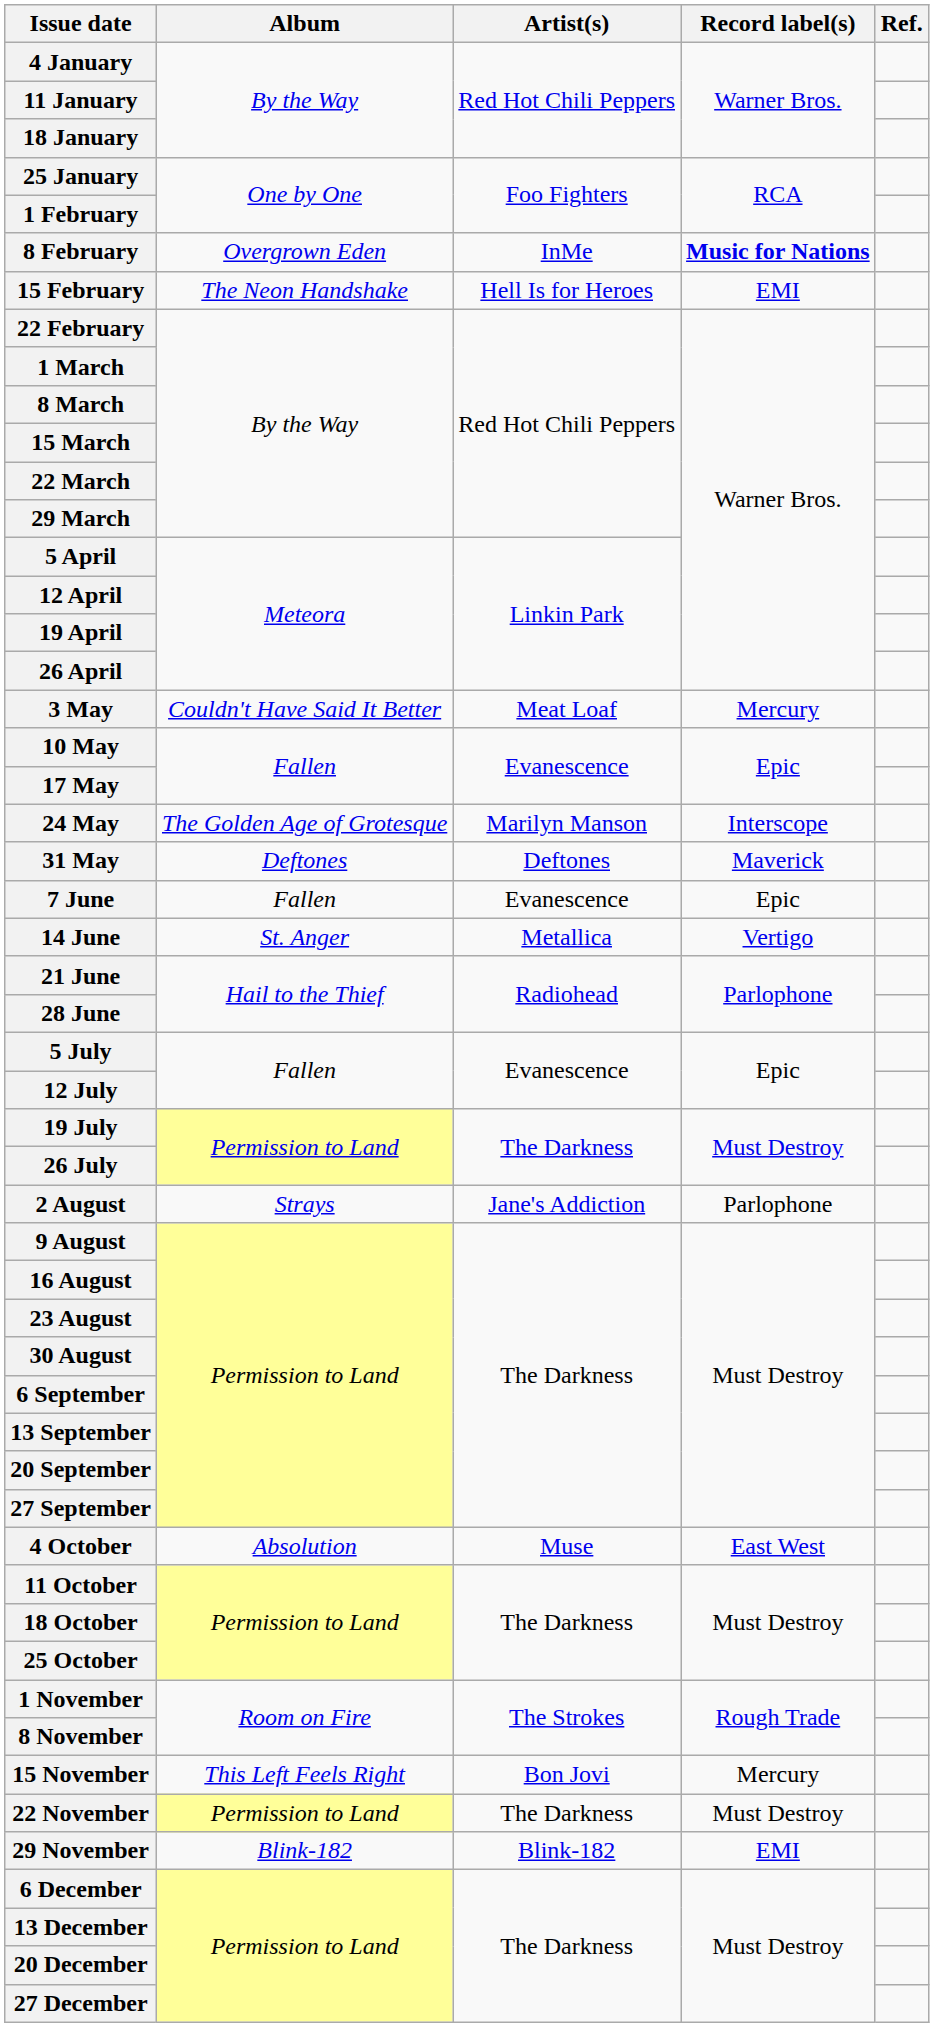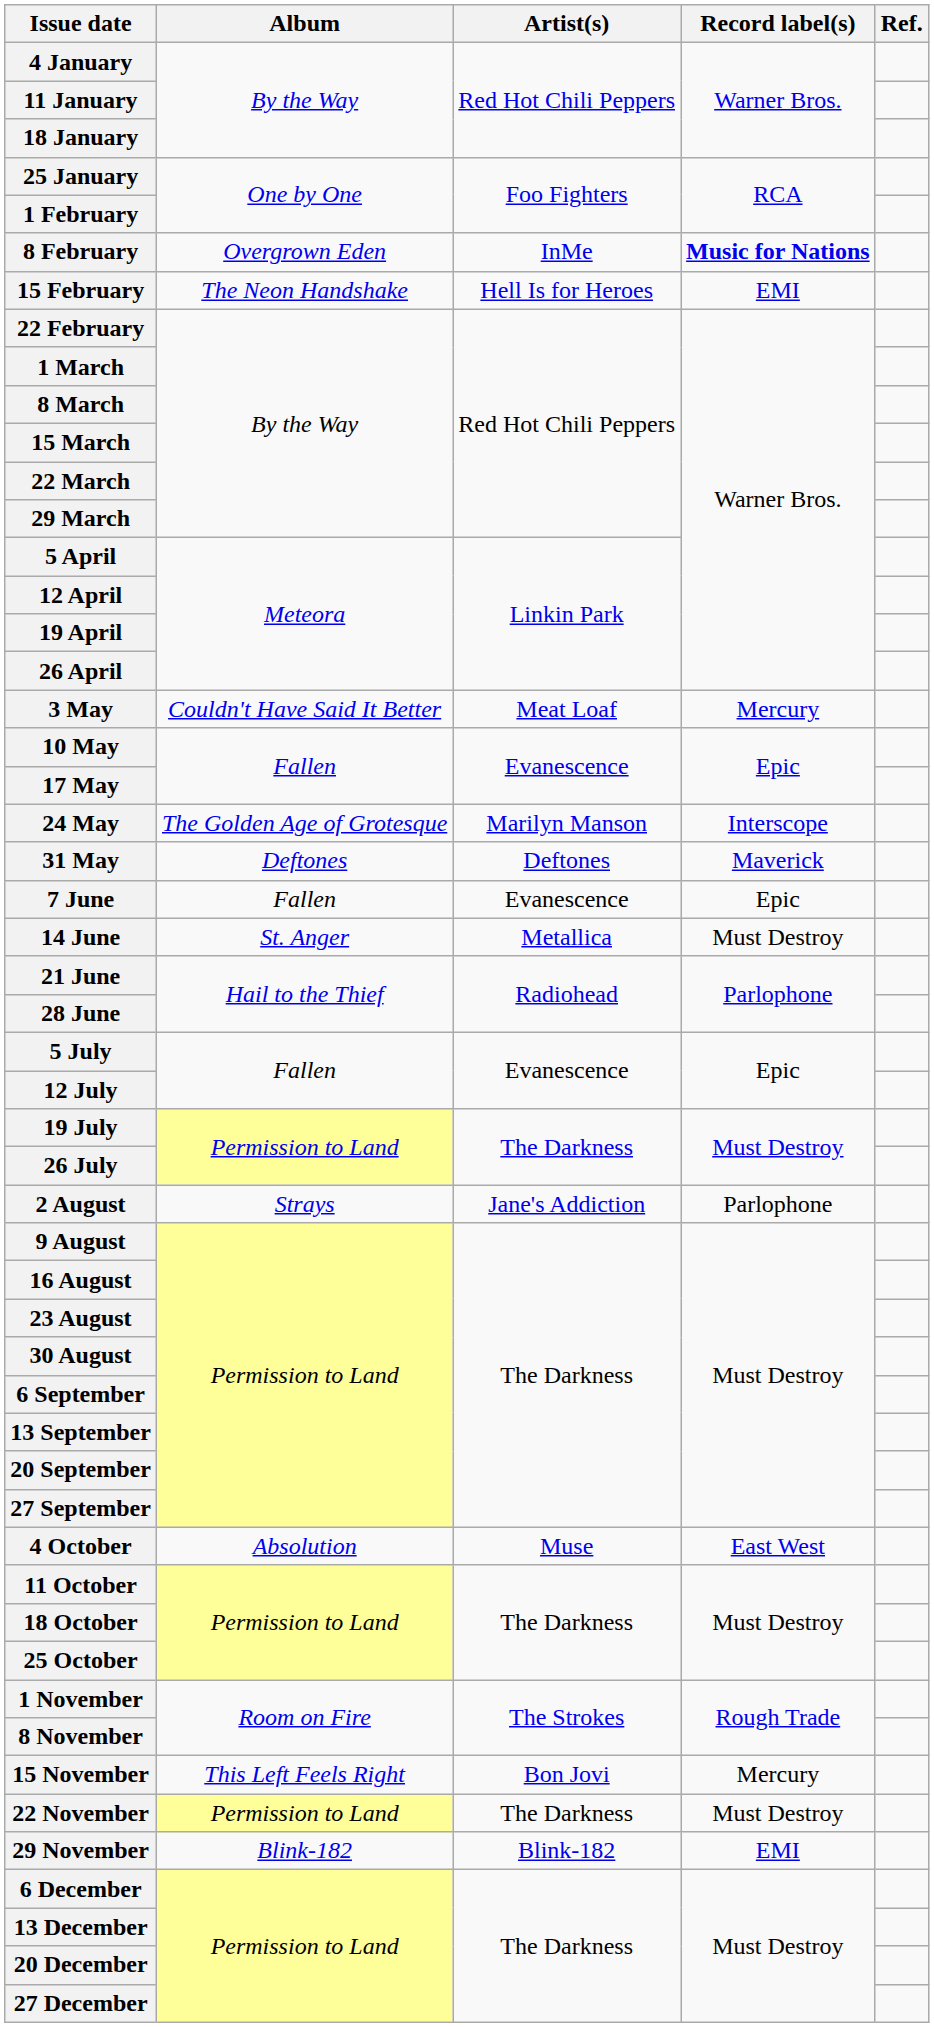(778, 937) Vertigo -> (778, 937) Must Destroy
